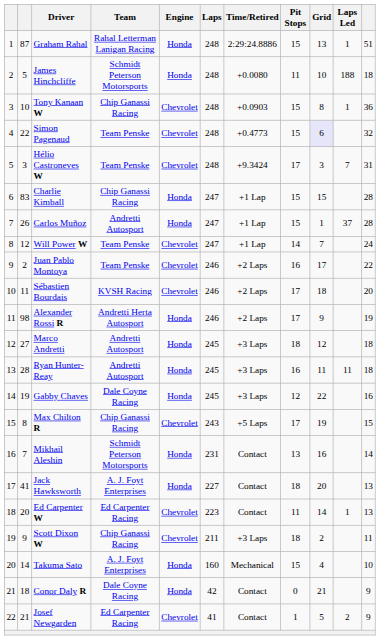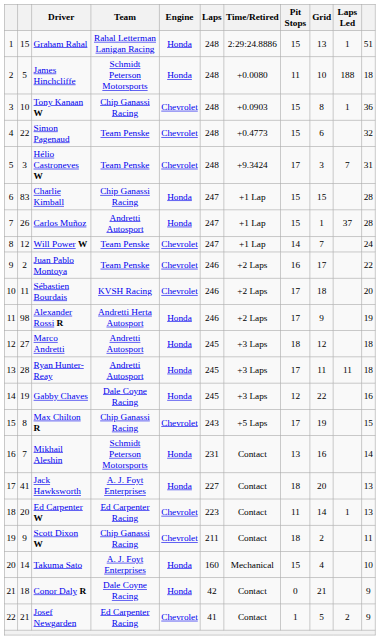(25, 44) 87 -> (25, 44) 15
(322, 133) lavender background -> (322, 133) no background
(295, 370) 16 -> (295, 370) 17
(252, 538) +3 Laps -> (252, 538) Contact
